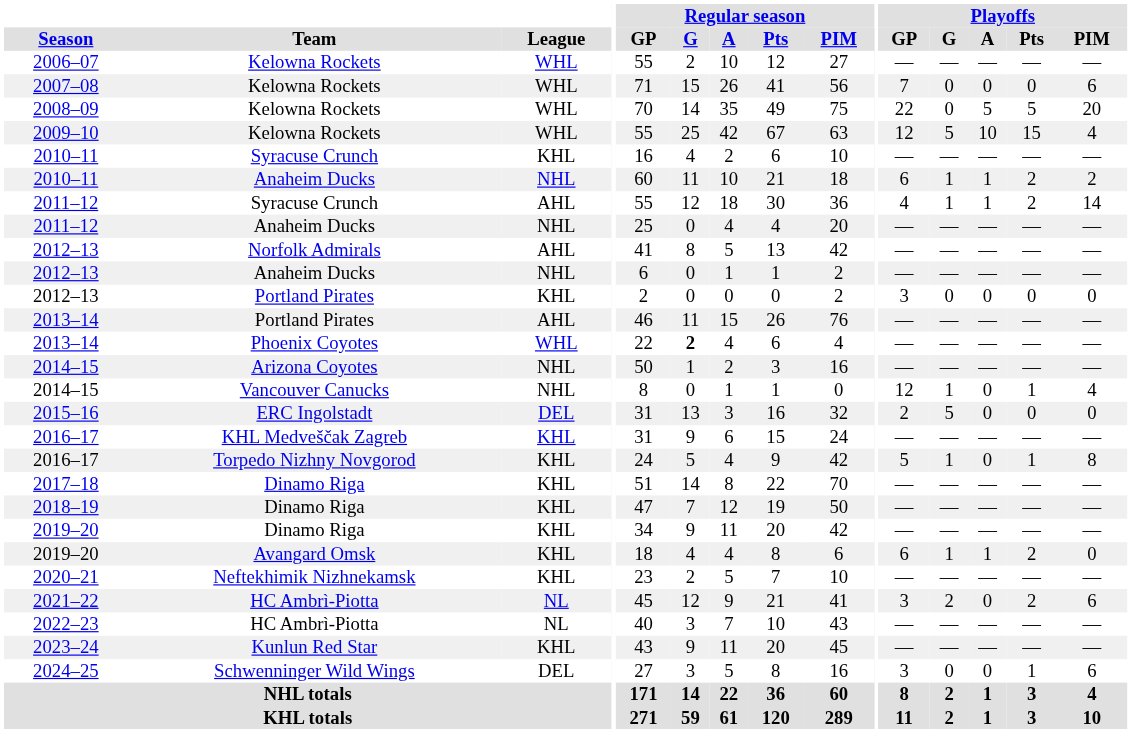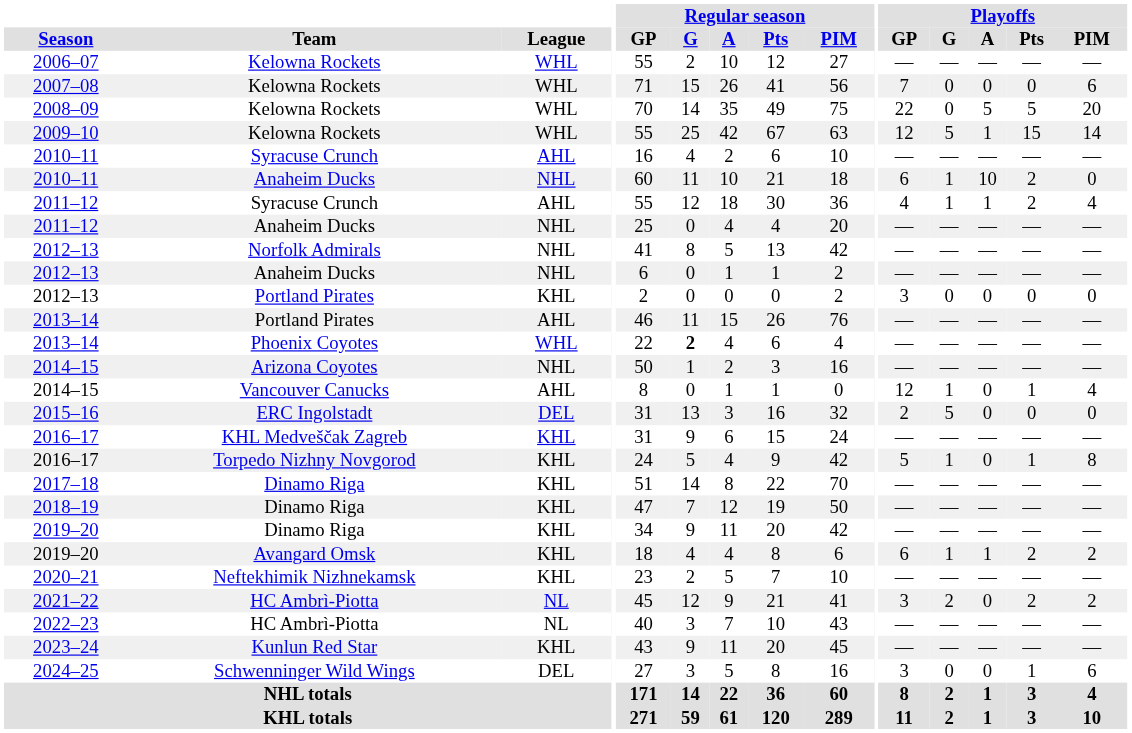(988, 132) 10 -> (988, 132) 1
(1092, 132) 4 -> (1092, 132) 14
(556, 156) KHL -> (556, 156) AHL
(988, 179) 1 -> (988, 179) 10
(1092, 179) 2 -> (1092, 179) 0
(1092, 202) 14 -> (1092, 202) 4
(556, 249) AHL -> (556, 249) NHL
(556, 390) NHL -> (556, 390) AHL
(1092, 553) 0 -> (1092, 553) 2
(1092, 600) 6 -> (1092, 600) 2
